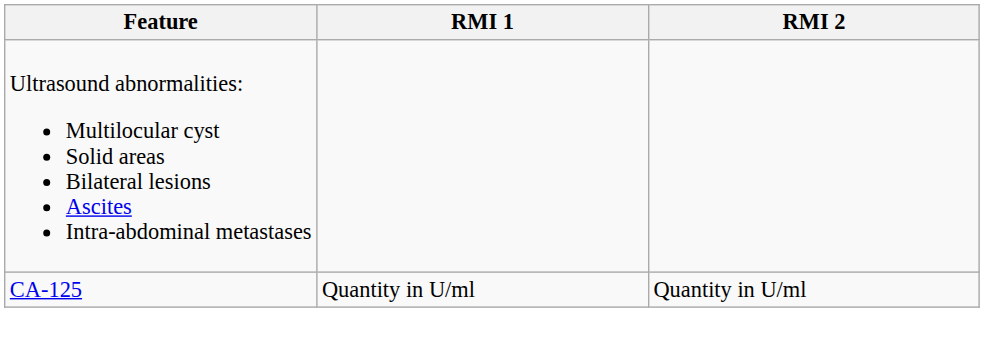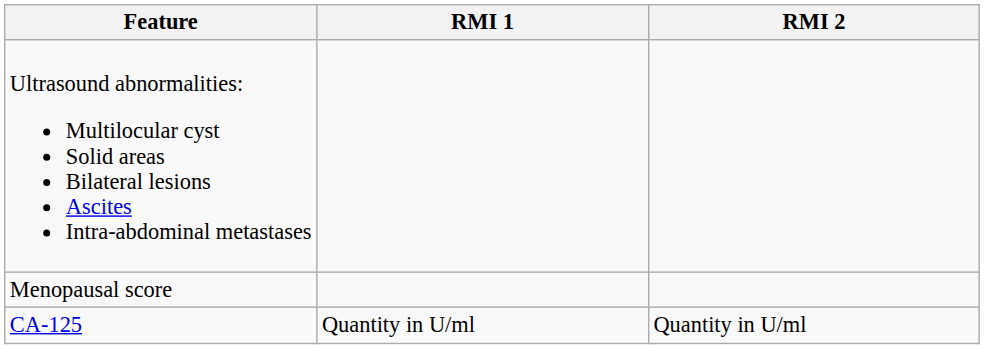+ row: (91, 289)
